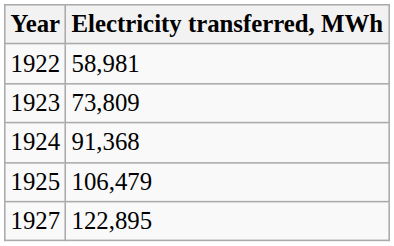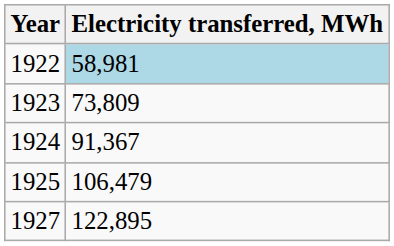(106, 63) no background -> (106, 63) lightblue background
(106, 142) 91,368 -> (106, 142) 91,367
